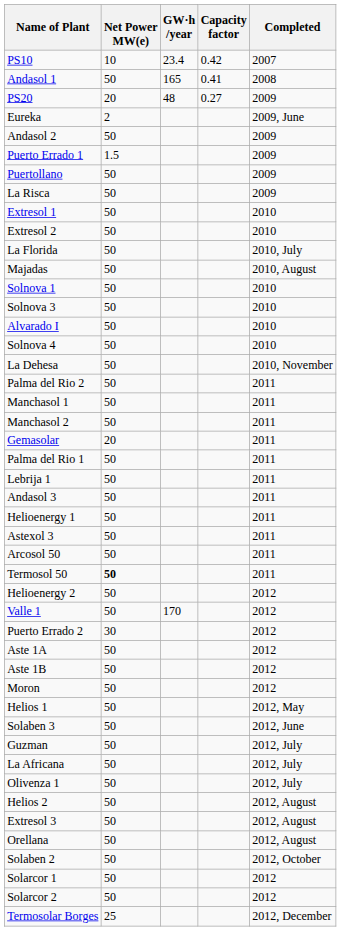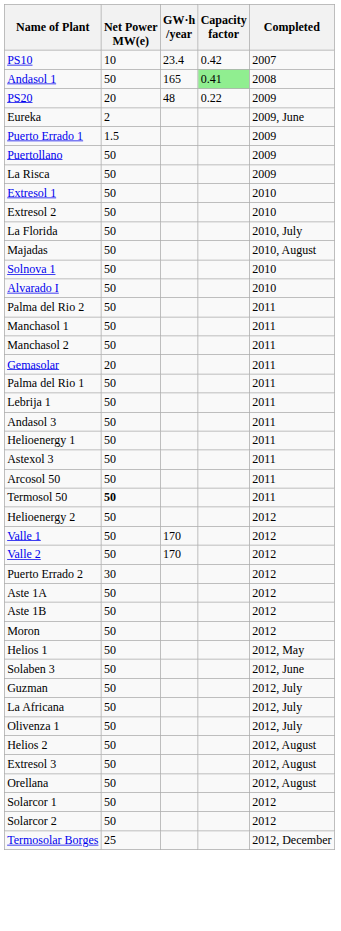(211, 79) no background -> (211, 79) lightgreen background
(211, 98) 0.27 -> (211, 98) 0.22
- row: (32, 136)
- row: (31, 307)
- row: (31, 345)
- row: (33, 364)
+ row: (24, 554)
- row: (31, 859)
